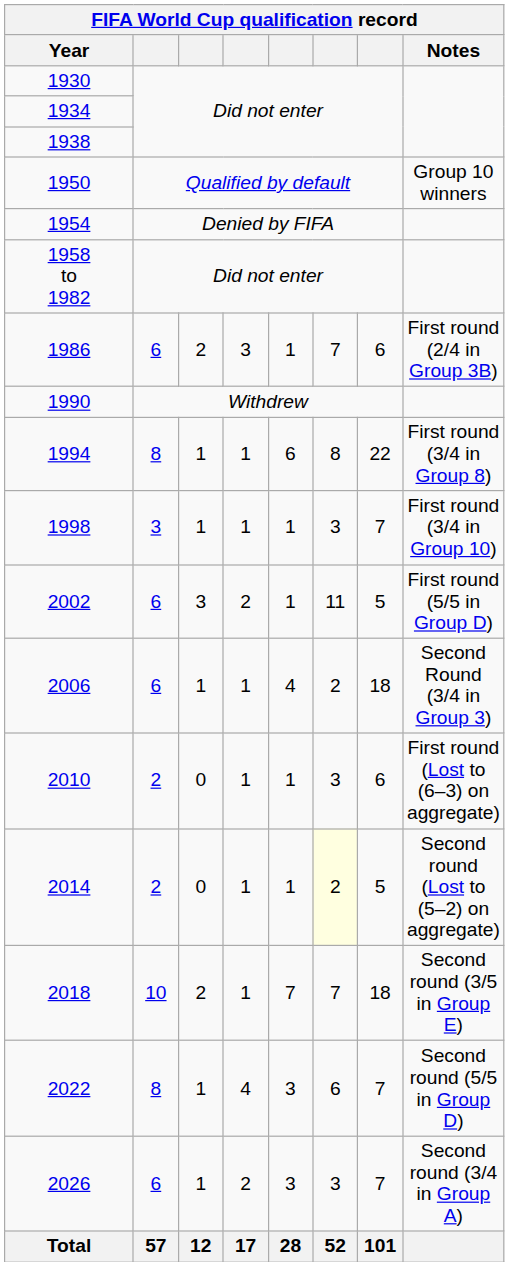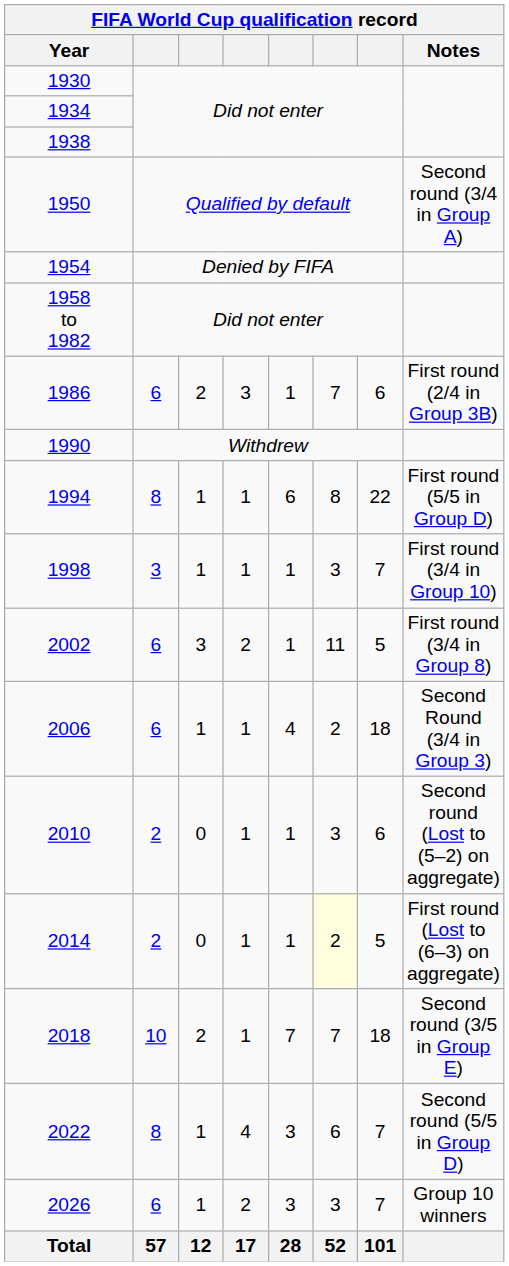(453, 182) Group 10 winners -> (453, 204) Second round (3/4 in Group A)
(453, 453) First round (3/4 in Group 8) -> (453, 497) First round (5/5 in Group D)
(453, 601) First round (5/5 in Group D) -> (453, 644) First round (3/4 in Group 8)
(453, 780) First round (Lost to (6–3) on aggregate) -> (453, 834) Second round (Lost to (5–2) on aggregate)
(453, 886) Second round (Lost to (5–2) on aggregate) -> (453, 940) First round (Lost to (6–3) on aggregate)
(453, 1183) Second round (3/4 in Group A) -> (453, 1205) Group 10 winners
